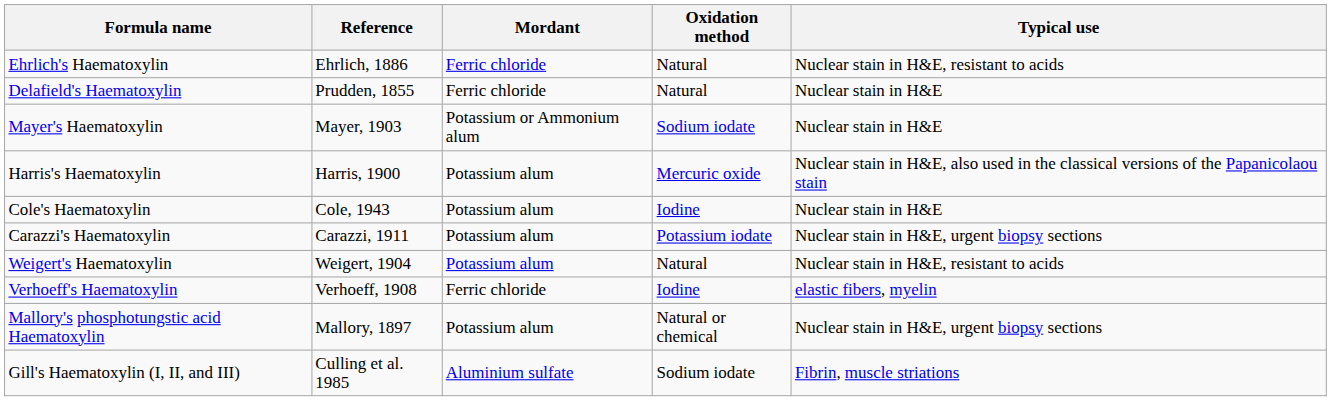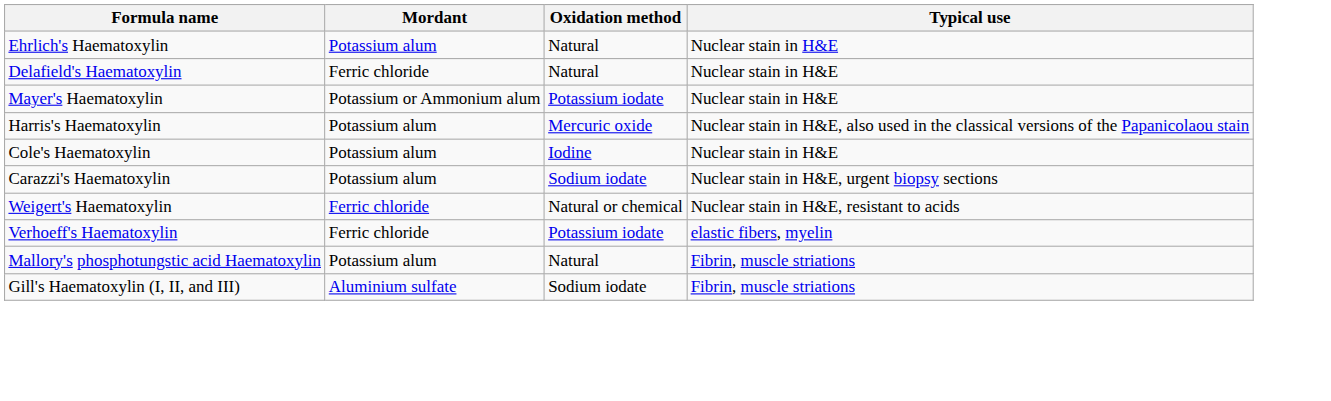- column: (377, 27)
(496, 63) Ferric chloride -> (383, 44) Potassium alum
(929, 63) Nuclear stain in H&E, resistant to acids -> (764, 44) Nuclear stain in H&E
(706, 127) Sodium iodate -> (606, 98) Potassium iodate
(714, 236) Potassium iodate -> (597, 179) Sodium iodate
(500, 263) Potassium alum -> (379, 206) Ferric chloride
(682, 263) Natural -> (615, 206) Natural or chemical
(678, 290) Iodine -> (606, 233) Potassium iodate
(691, 326) Natural or chemical -> (574, 260) Natural
(949, 326) Nuclear stain in H&E, urgent biopsy sections -> (773, 260) Fibrin, muscle striations
